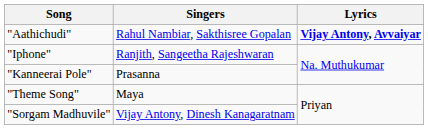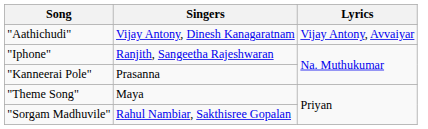(204, 34) Rahul Nambiar, Sakthisree Gopalan -> (205, 34) Vijay Antony, Dinesh Kanagaratnam
(361, 34) bold -> (357, 34) normal
(205, 114) Vijay Antony, Dinesh Kanagaratnam -> (204, 114) Rahul Nambiar, Sakthisree Gopalan
